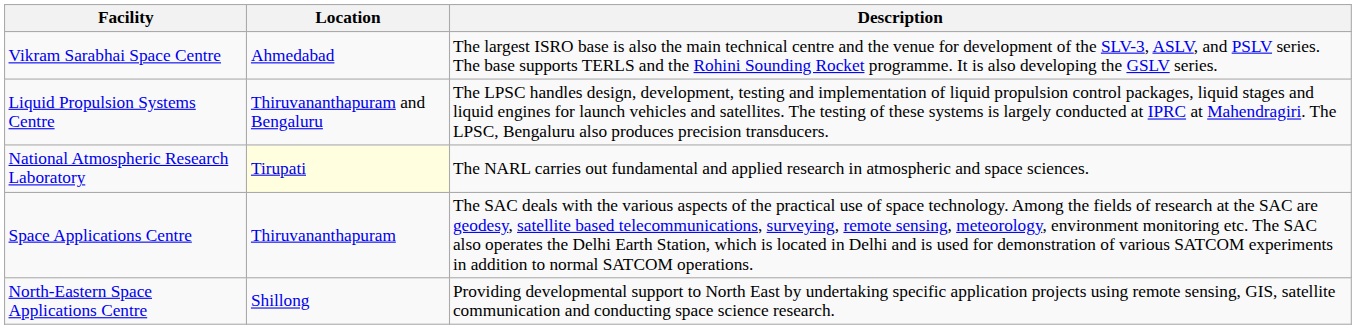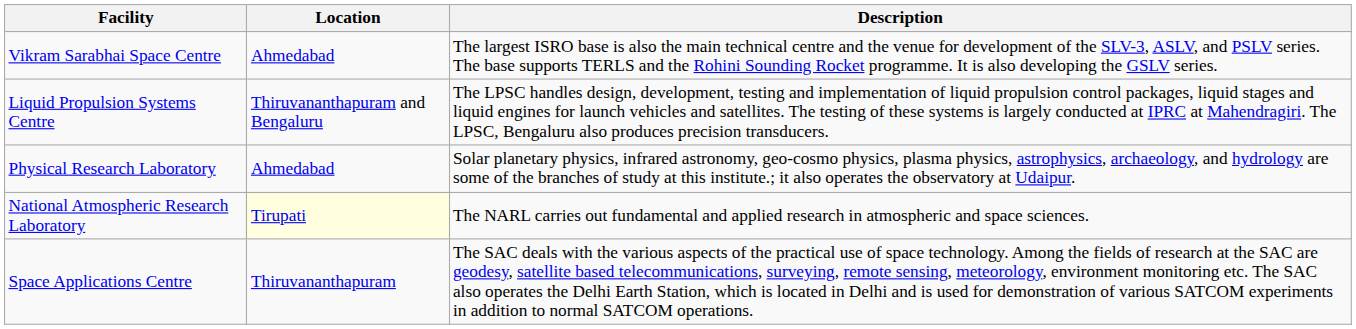+ row: (112, 168)
- row: (80, 301)
